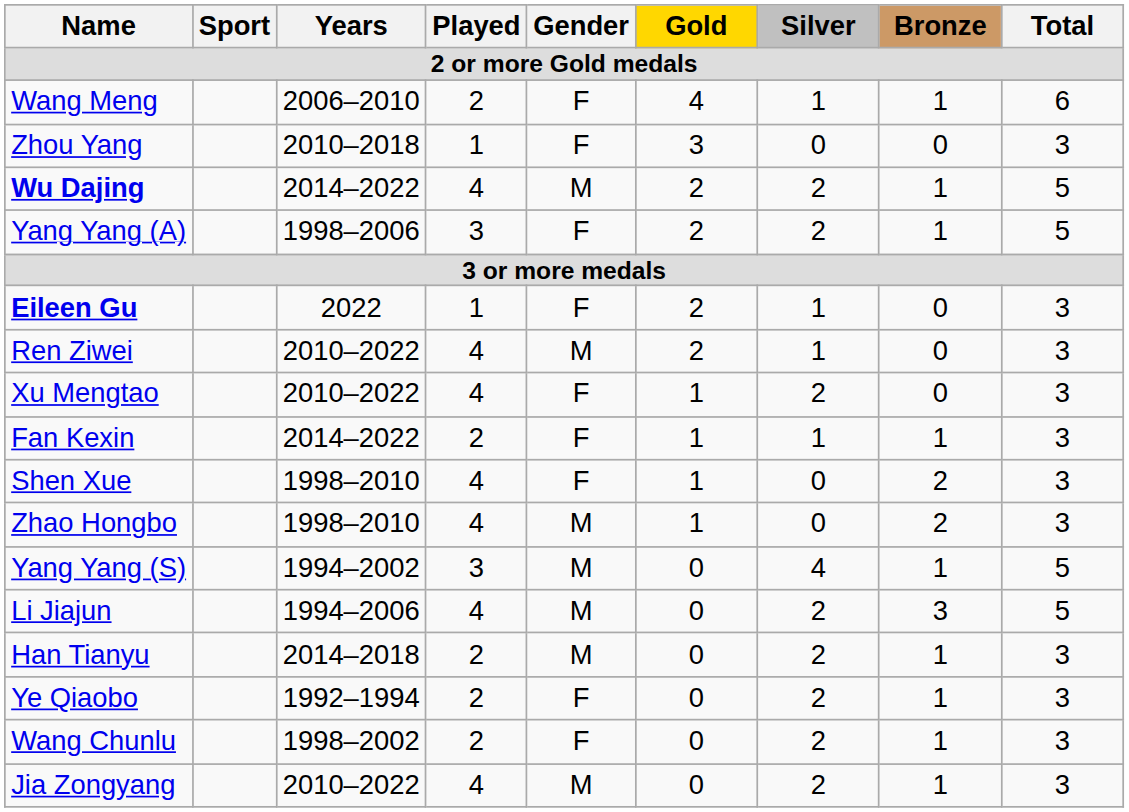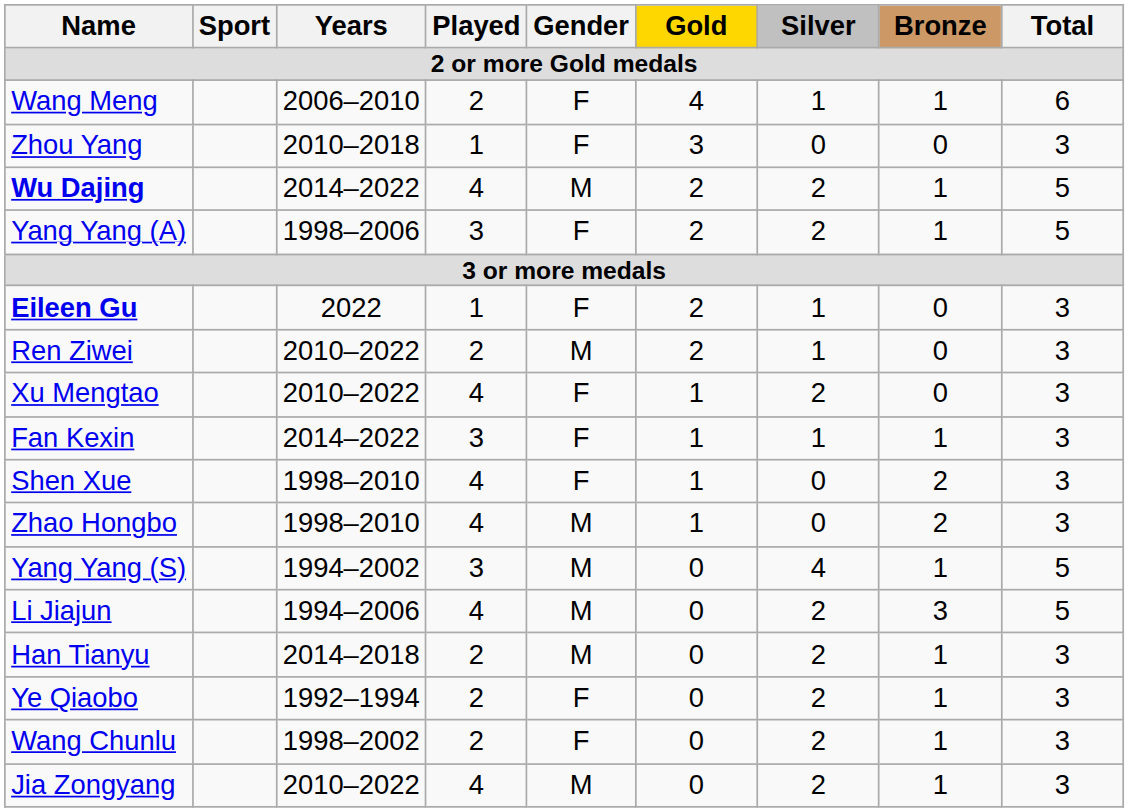(476, 350) 4 -> (476, 350) 2
(476, 437) 2 -> (476, 437) 3
